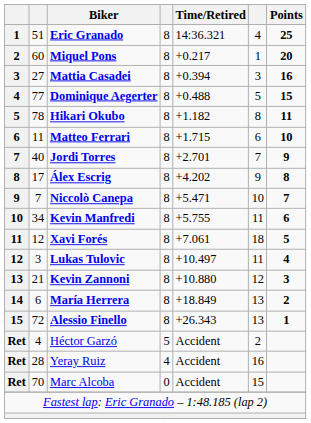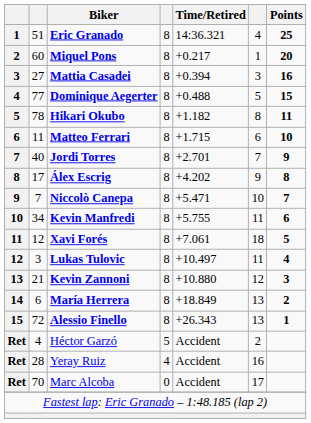(258, 381) 15 -> (258, 381) 17
